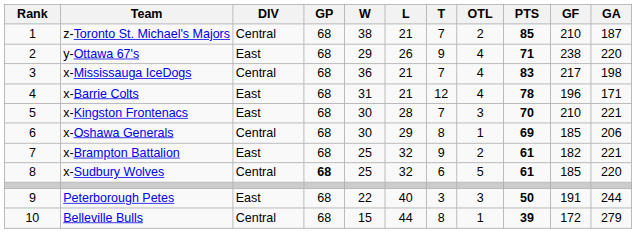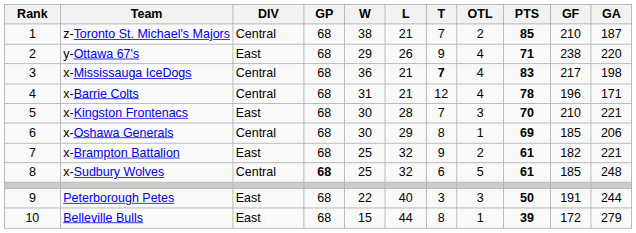(441, 73) normal -> (441, 73) bold
(248, 93) East -> (256, 93) Central
(611, 172) 220 -> (611, 172) 248
(256, 218) Central -> (248, 218) East
